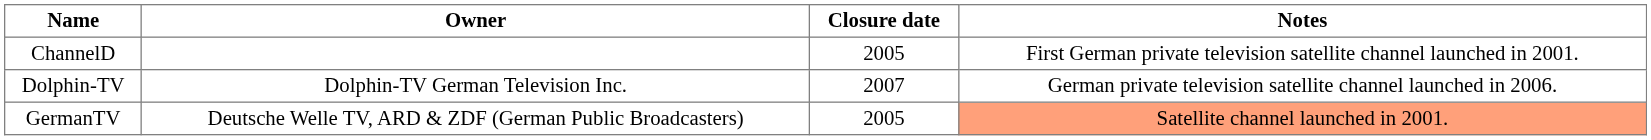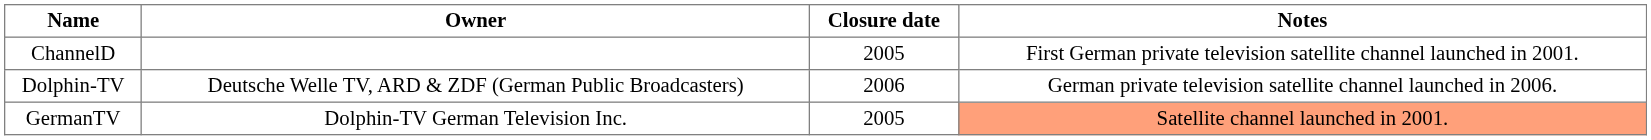(476, 85) Dolphin-TV German Television Inc. -> (476, 85) Deutsche Welle TV, ARD & ZDF (German Public Broadcasters)
(884, 85) 2007 -> (884, 85) 2006
(476, 118) Deutsche Welle TV, ARD & ZDF (German Public Broadcasters) -> (476, 118) Dolphin-TV German Television Inc.
